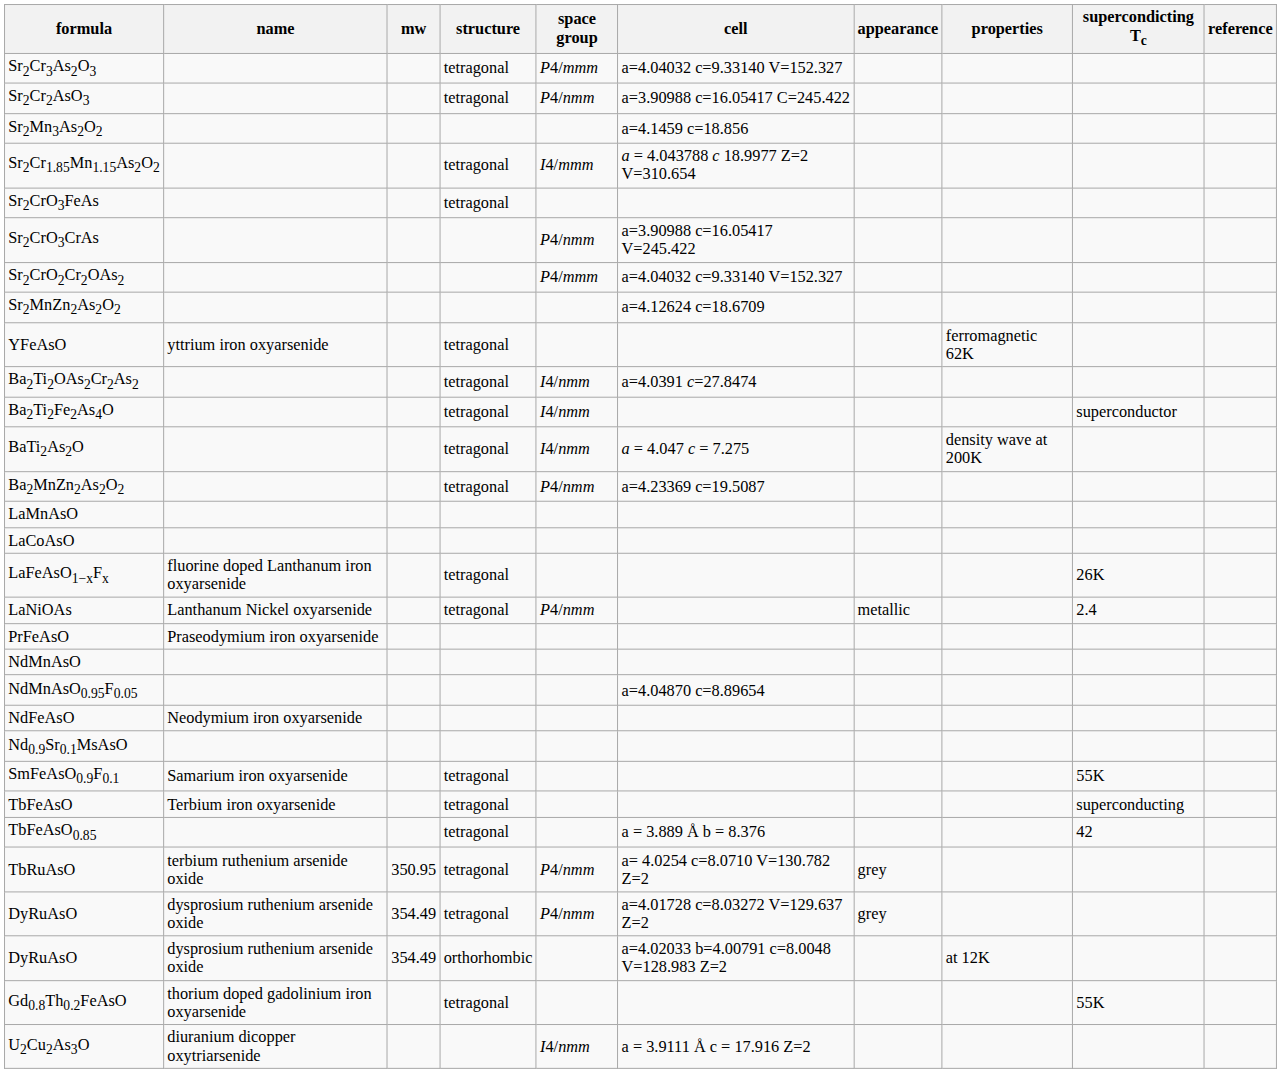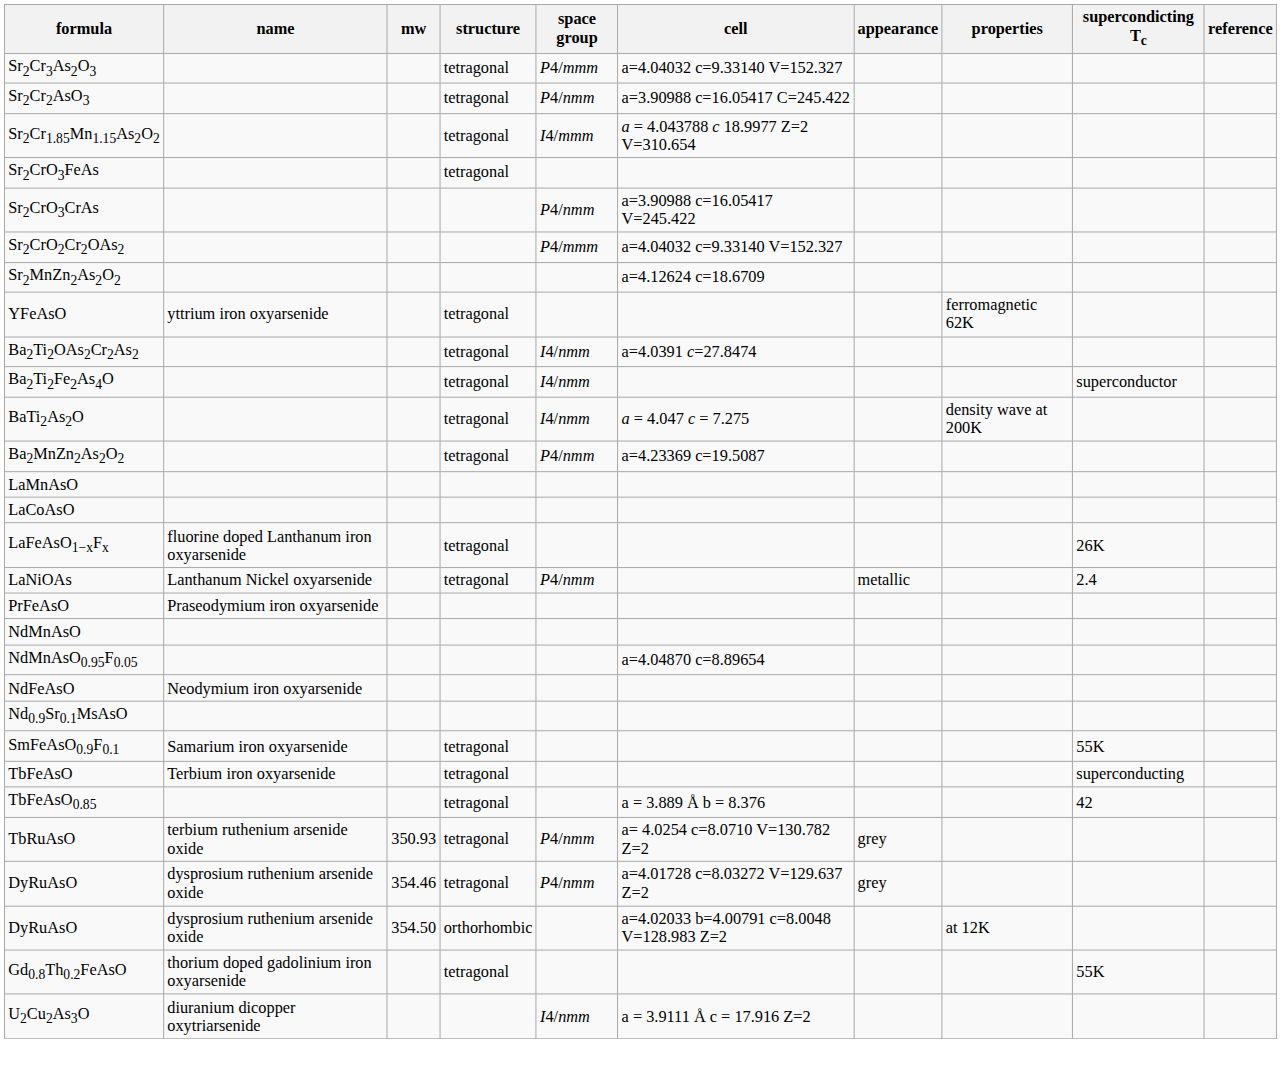- row: (55, 128)
(414, 869) 350.95 -> (414, 839) 350.93
(414, 913) 354.49 -> (414, 883) 354.46
(414, 958) 354.49 -> (414, 927) 354.50
